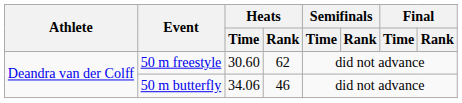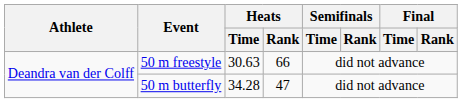(244, 63) 30.60 -> (244, 63) 30.63
(283, 63) 62 -> (283, 63) 66
(244, 86) 34.06 -> (244, 86) 34.28
(283, 86) 46 -> (283, 86) 47
